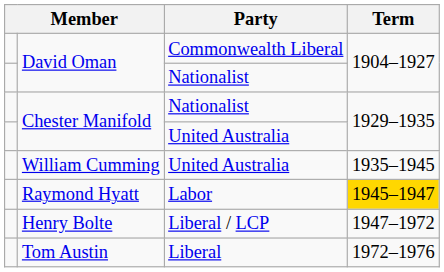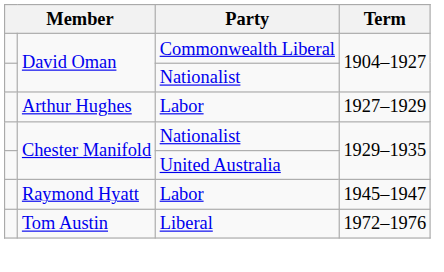+ row: (77, 106)
- row: (91, 164)
(393, 194) gold background -> (385, 194) no background
- row: (67, 223)
